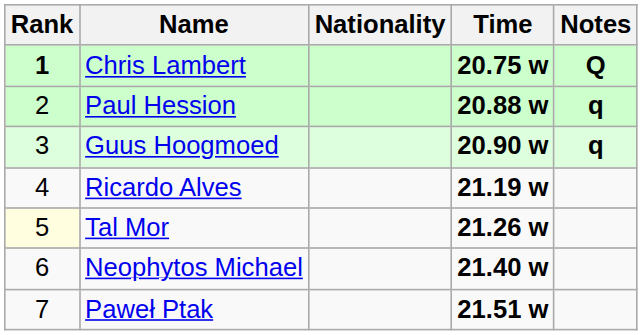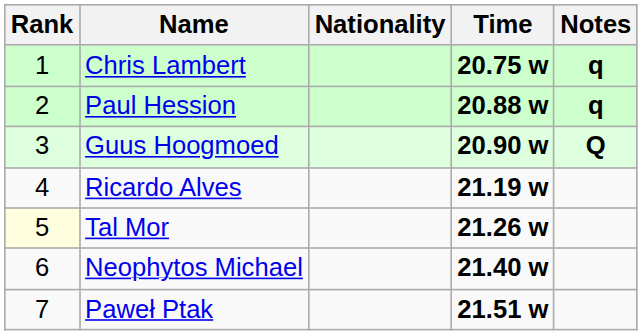(42, 65) bold -> (42, 65) normal
(596, 65) Q -> (596, 65) q
(596, 146) q -> (596, 146) Q
